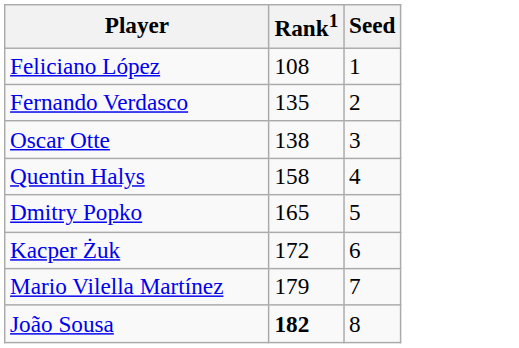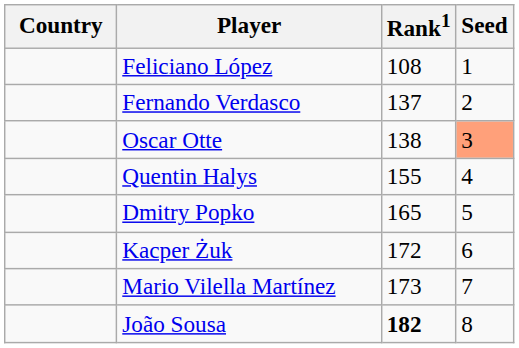+ column: (61, 26)
(292, 102) 135 -> (404, 102) 137
(355, 139) no background -> (467, 139) lightsalmon background
(292, 176) 158 -> (404, 176) 155
(292, 286) 179 -> (404, 286) 173
